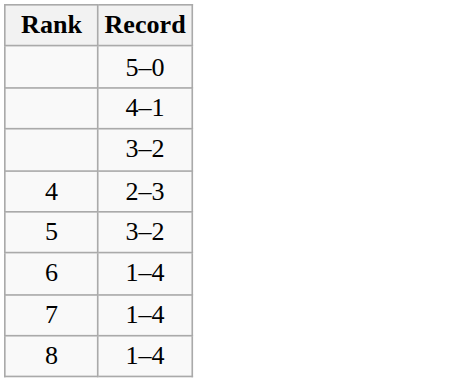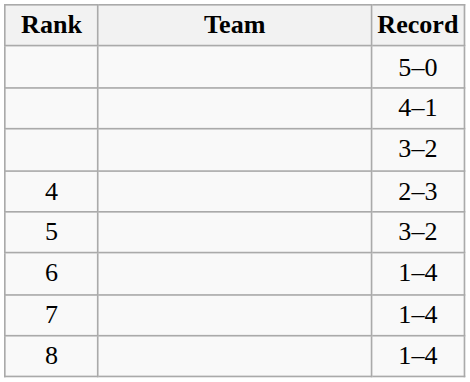+ column: (235, 25)
